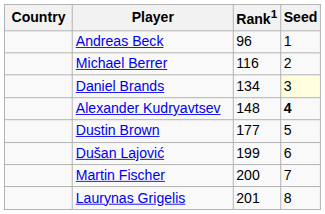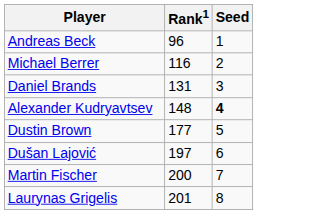- column: (38, 17)
(248, 86) 134 -> (180, 86) 131
(288, 86) lightyellow background -> (220, 86) no background
(248, 153) 199 -> (180, 153) 197
